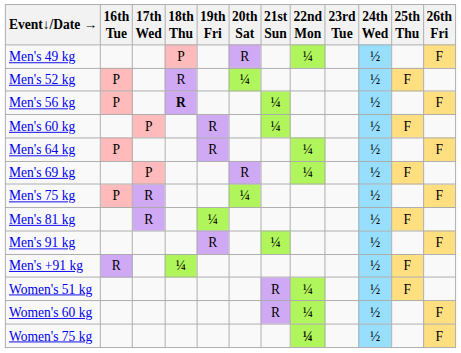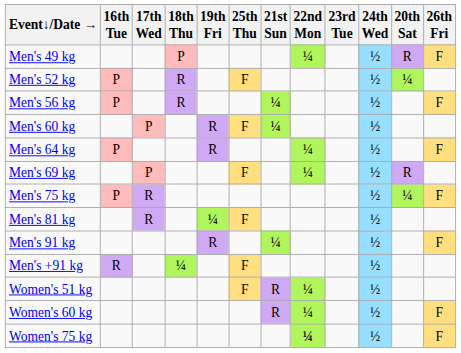columns swapped: (245, 25) <-> (407, 25)
(181, 103) bold -> (181, 103) normal
